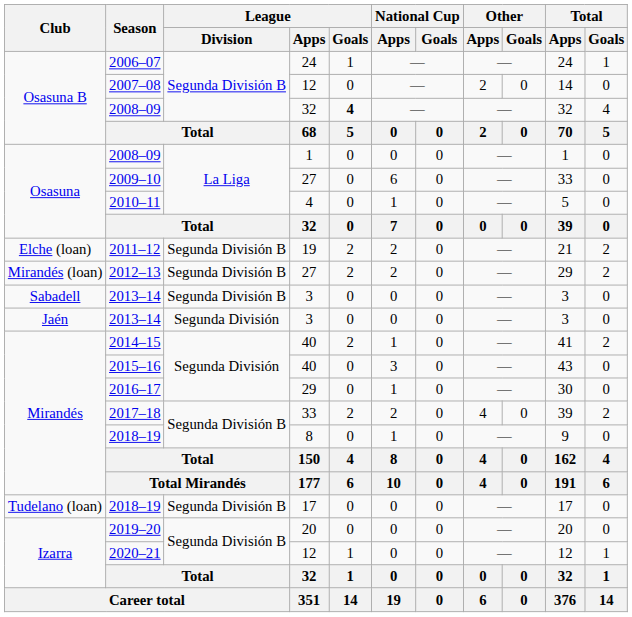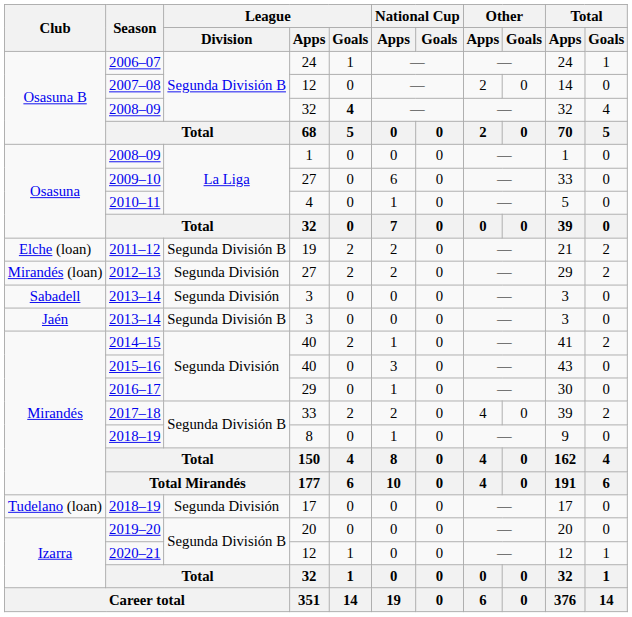(227, 272) Segunda División B -> (227, 272) Segunda División
(227, 296) Segunda División B -> (227, 296) Segunda División
(227, 319) Segunda División -> (227, 319) Segunda División B
(227, 506) Segunda División B -> (227, 506) Segunda División
